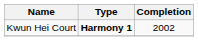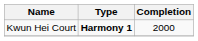(164, 28) 2002 -> (164, 28) 2000
